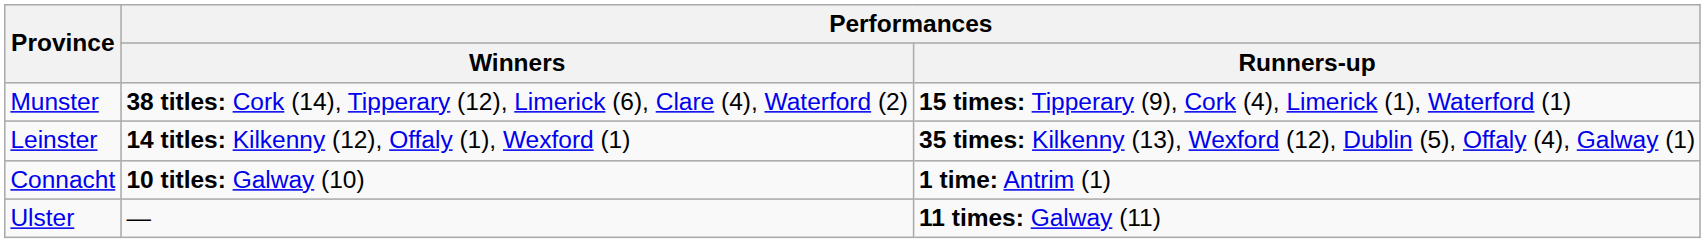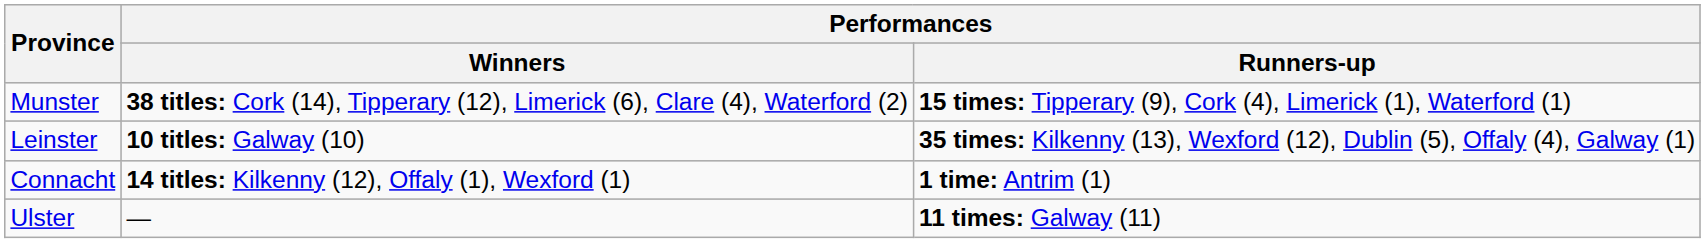(378, 140) 14 titles: Kilkenny (12), Offaly (1), Wexford (1) -> (246, 140) 10 titles: Galway (10)
(246, 179) 10 titles: Galway (10) -> (378, 179) 14 titles: Kilkenny (12), Offaly (1), Wexford (1)
